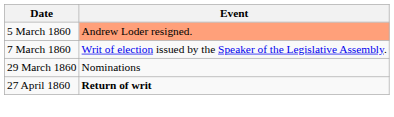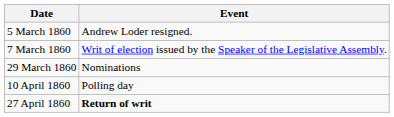(137, 31) lightsalmon background -> (137, 31) no background
+ row: (39, 85)
